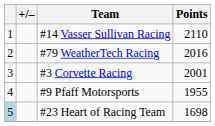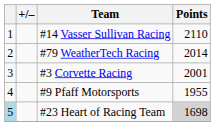(196, 53) 2016 -> (196, 53) 2014
(196, 112) no background -> (196, 112) lightgrey background
